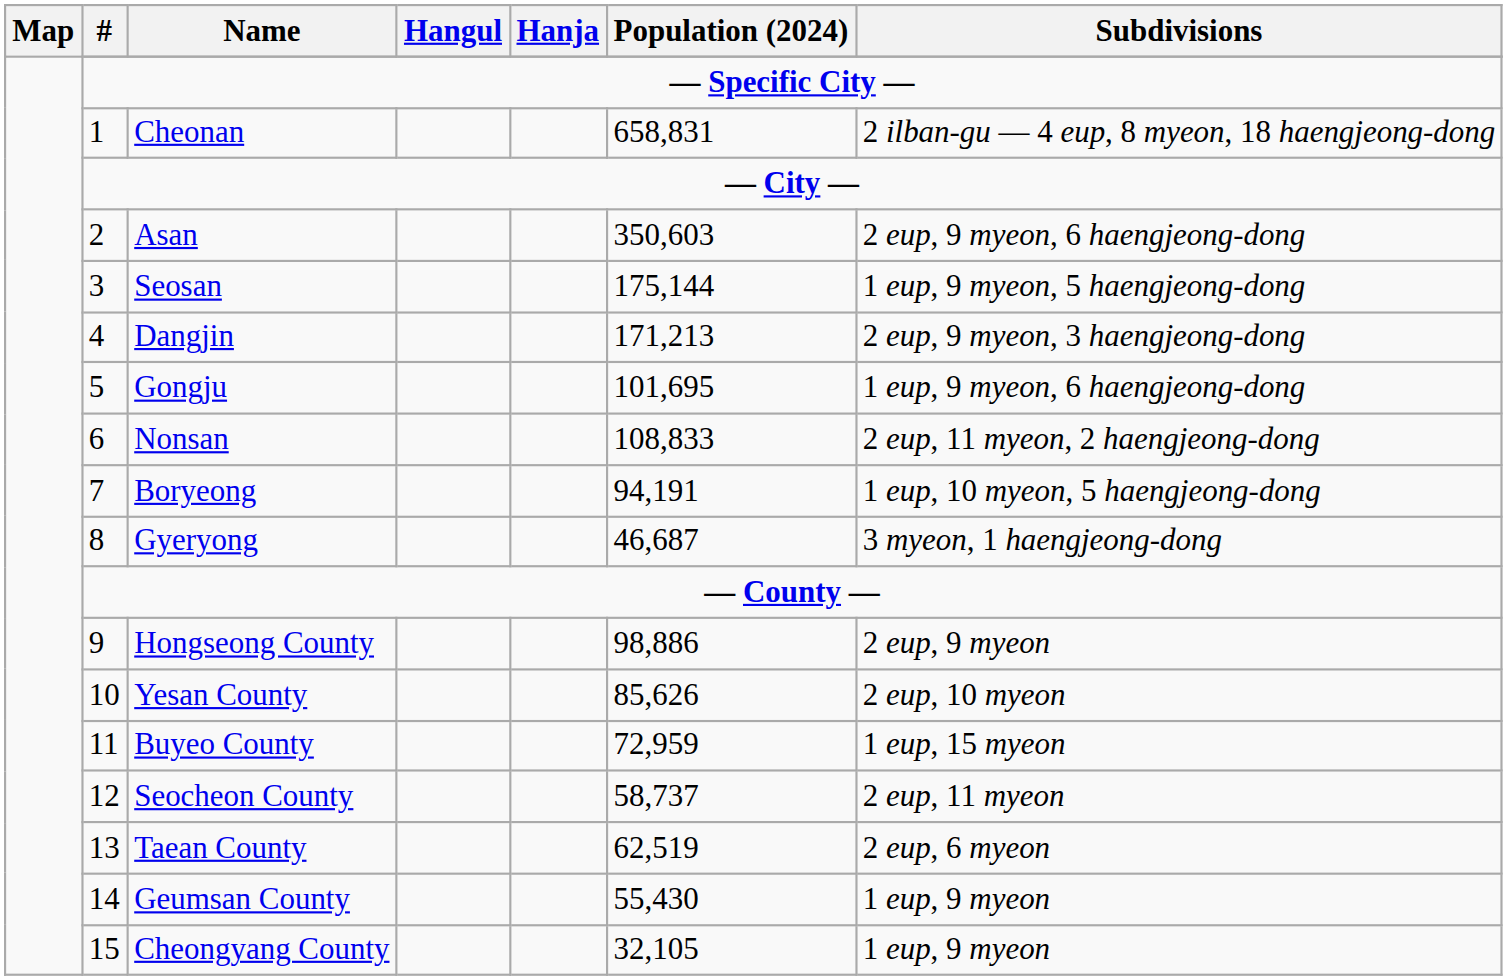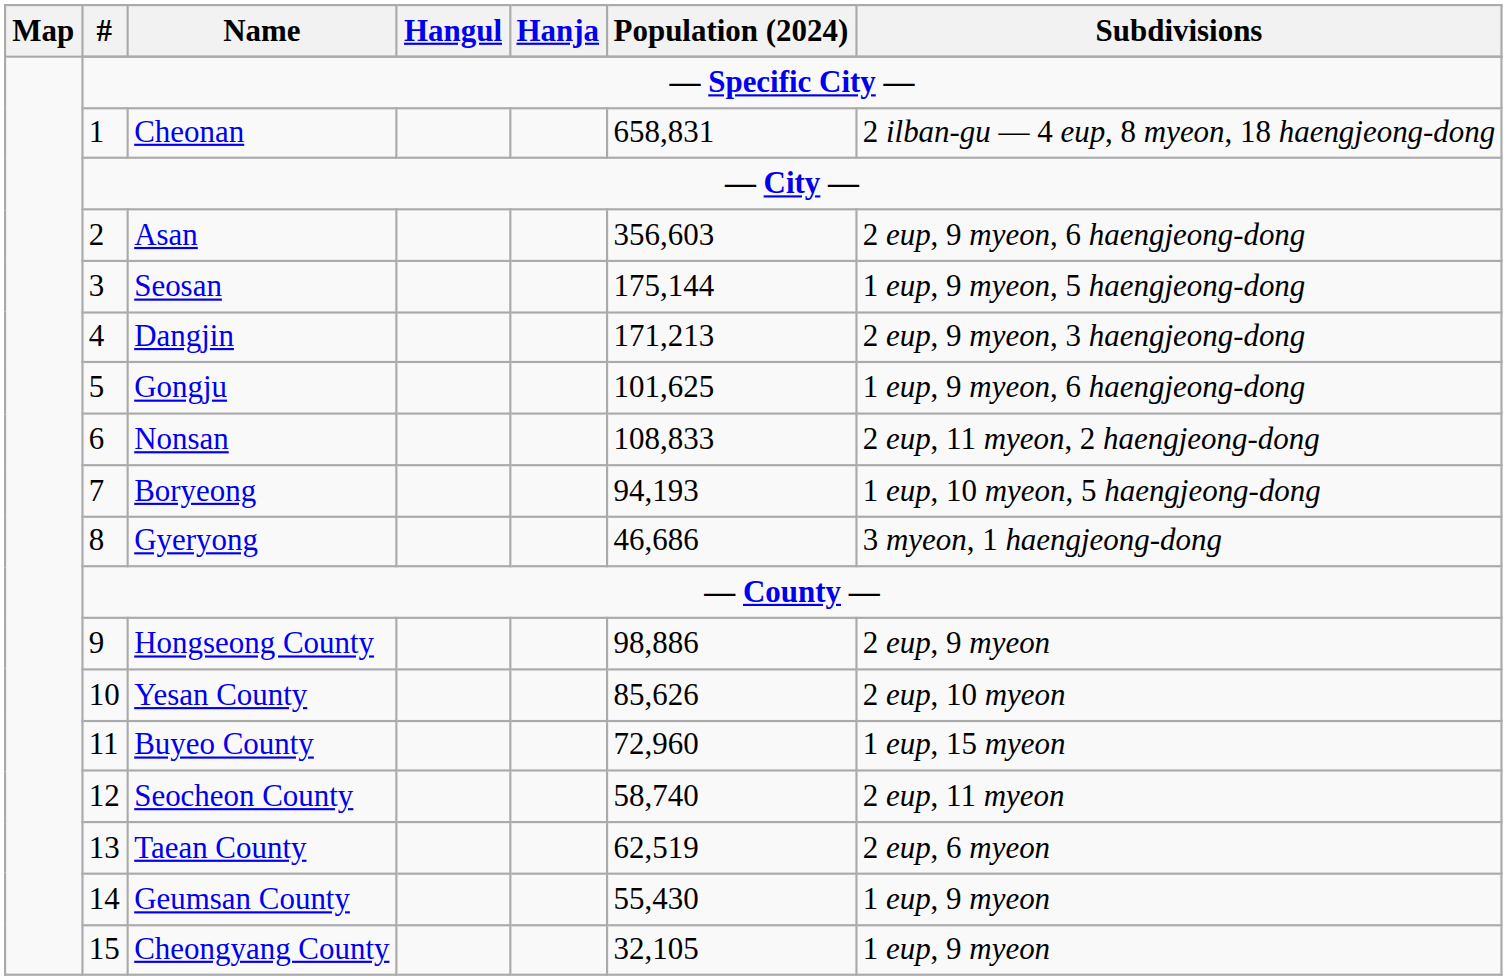(664, 234) 350,603 -> (664, 234) 356,603
(664, 387) 101,695 -> (664, 387) 101,625
(656, 489) 94,191 -> (656, 489) 94,193
(656, 541) 46,687 -> (656, 541) 46,686
(656, 745) 72,959 -> (656, 745) 72,960
(656, 796) 58,737 -> (656, 796) 58,740
